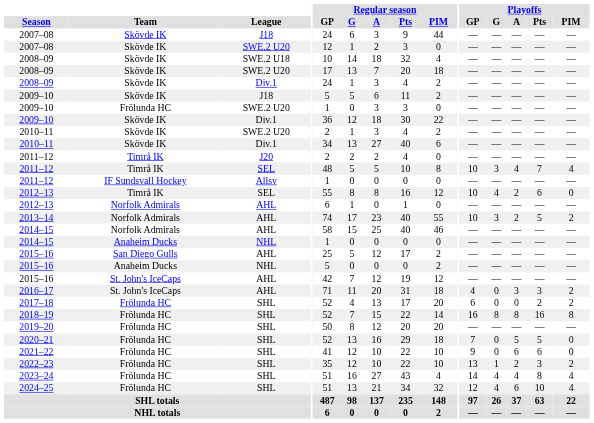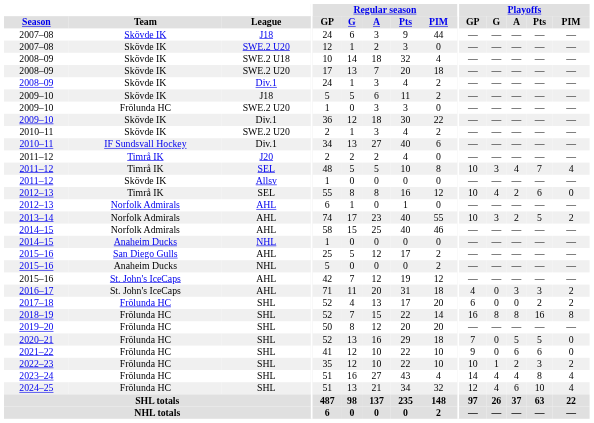(145, 144) Skövde IK -> (145, 144) IF Sundsvall Hockey
(145, 181) IF Sundsvall Hockey -> (145, 181) Skövde IK
(473, 364) 13 -> (473, 364) 10
